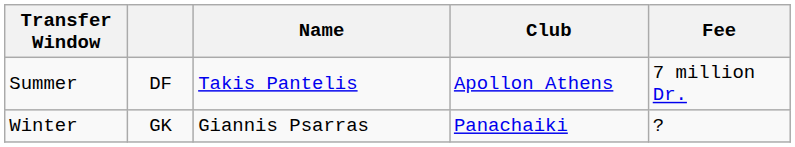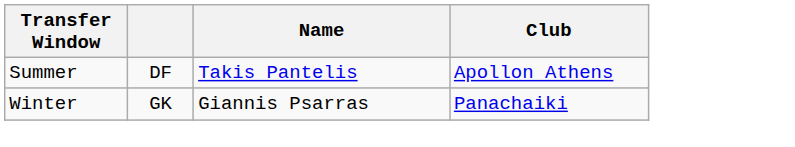- column: (719, 31)
